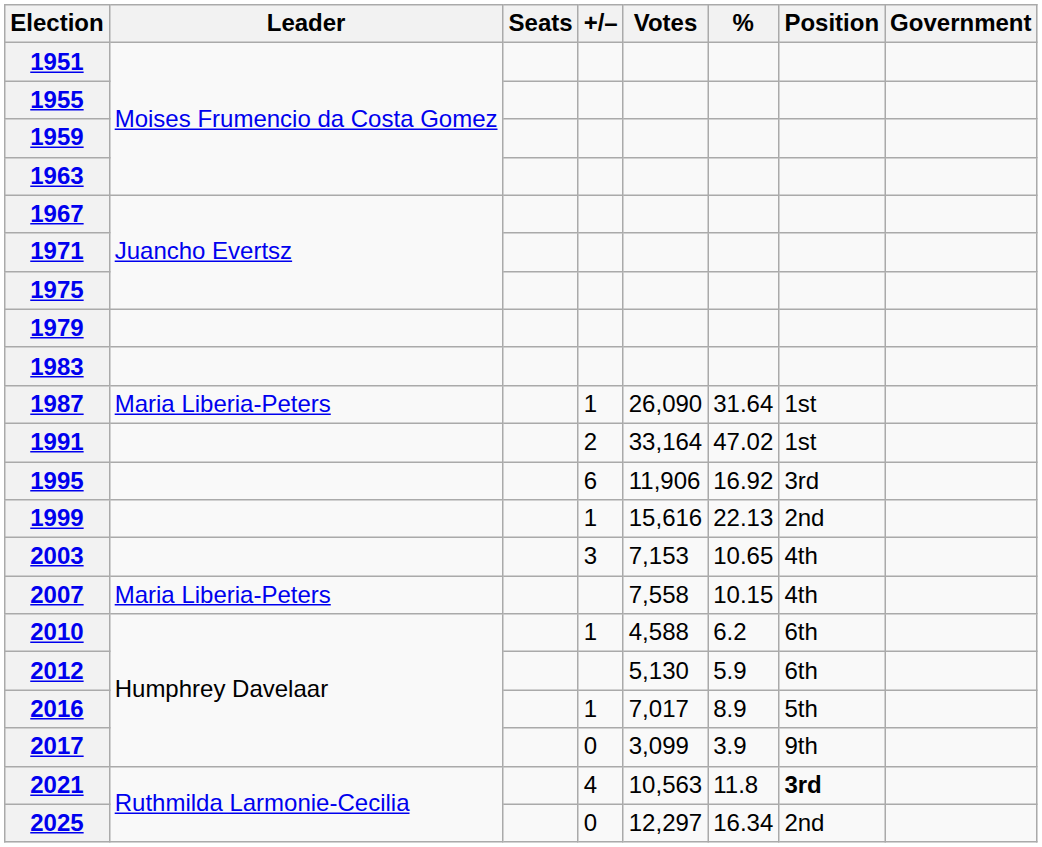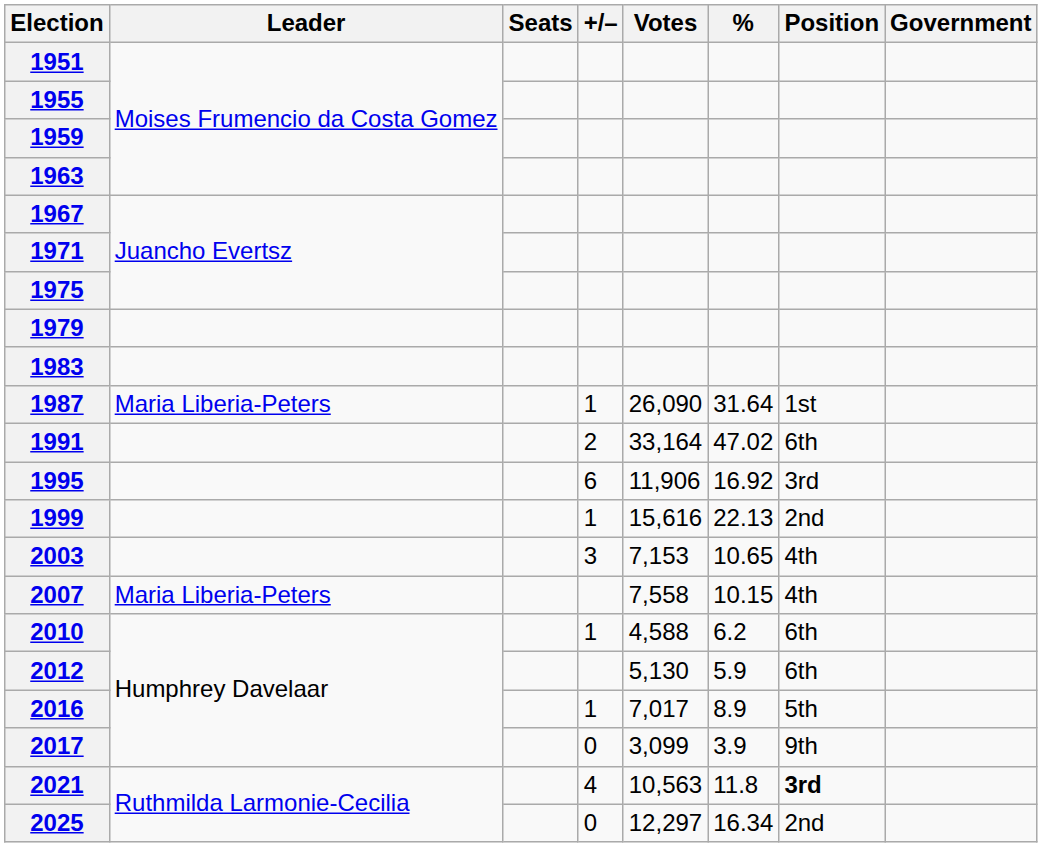(800, 442) 1st -> (801, 442) 6th
